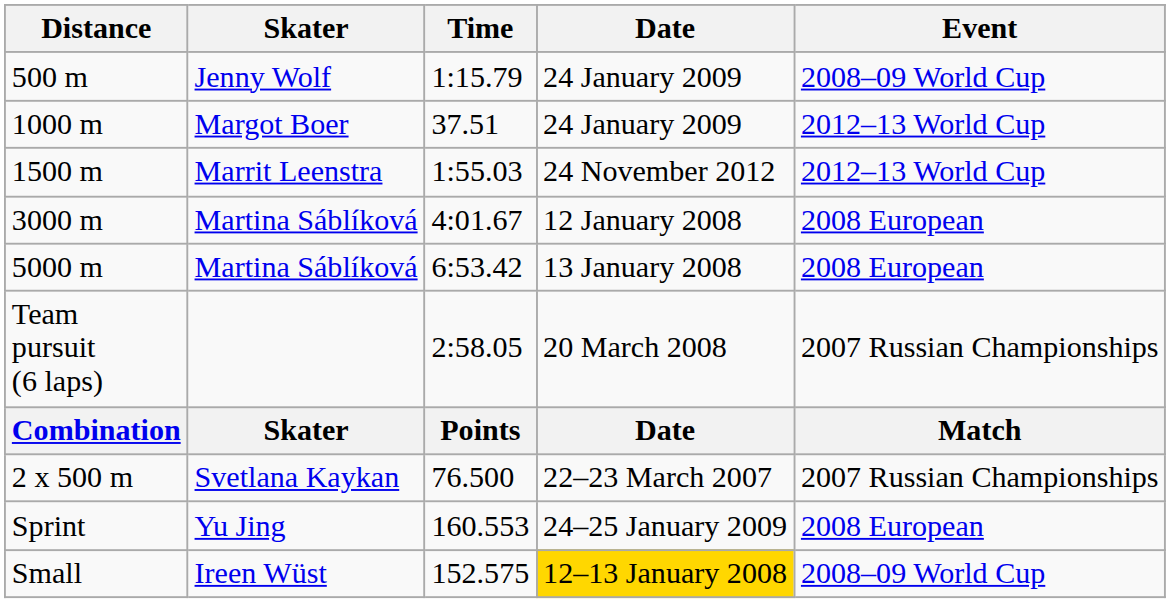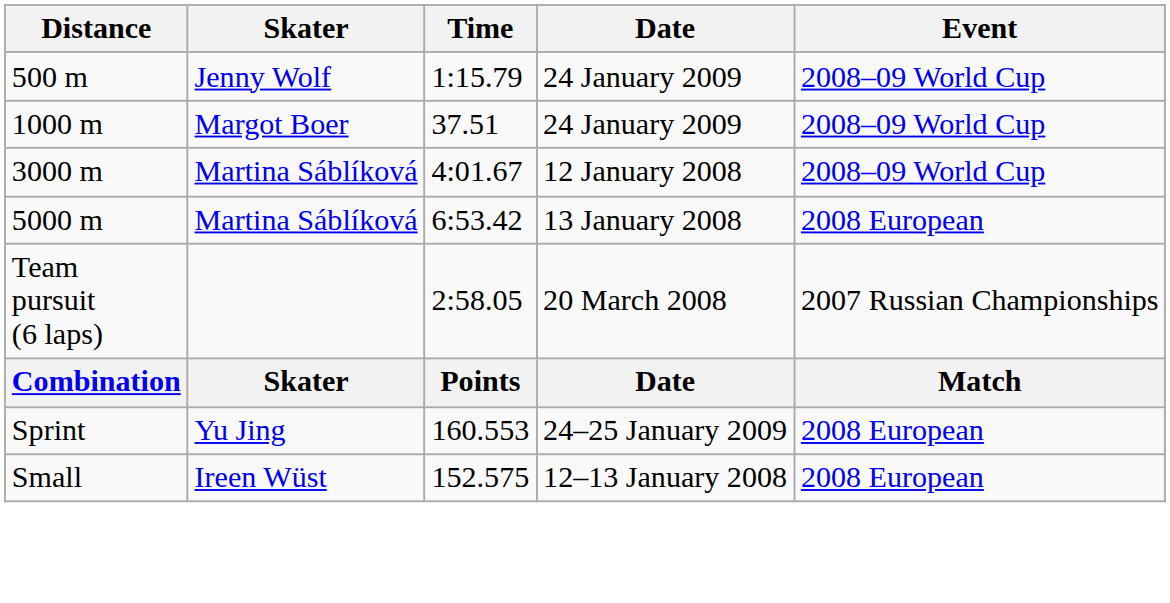(923, 123) 2012–13 World Cup -> (923, 123) 2008–09 World Cup
- row: (57, 171)
(892, 219) 2008 European -> (923, 171) 2008–09 World Cup
- row: (72, 477)
(665, 573) gold background -> (665, 477) no background
(923, 573) 2008–09 World Cup -> (892, 477) 2008 European
